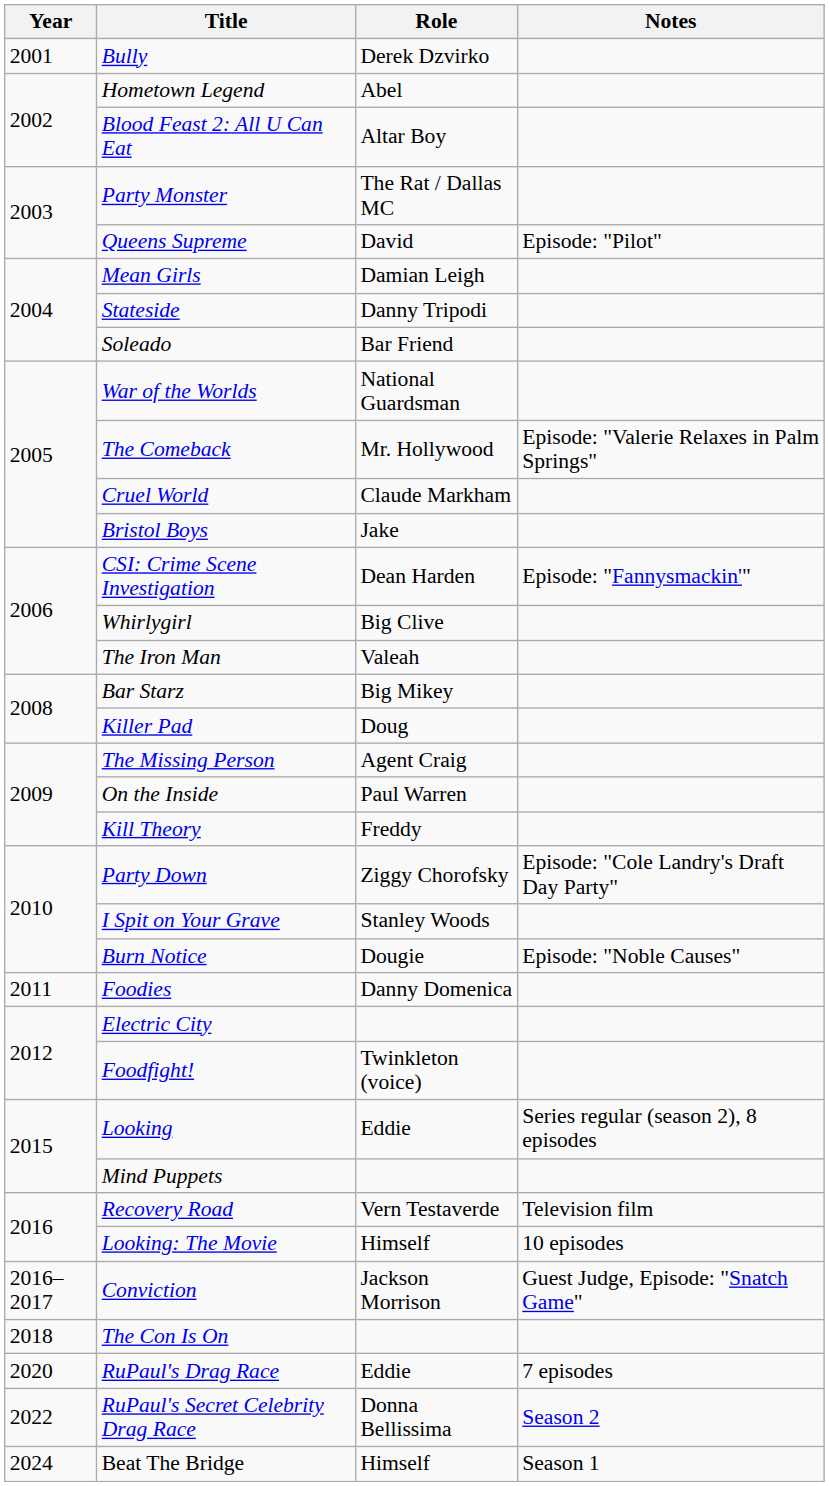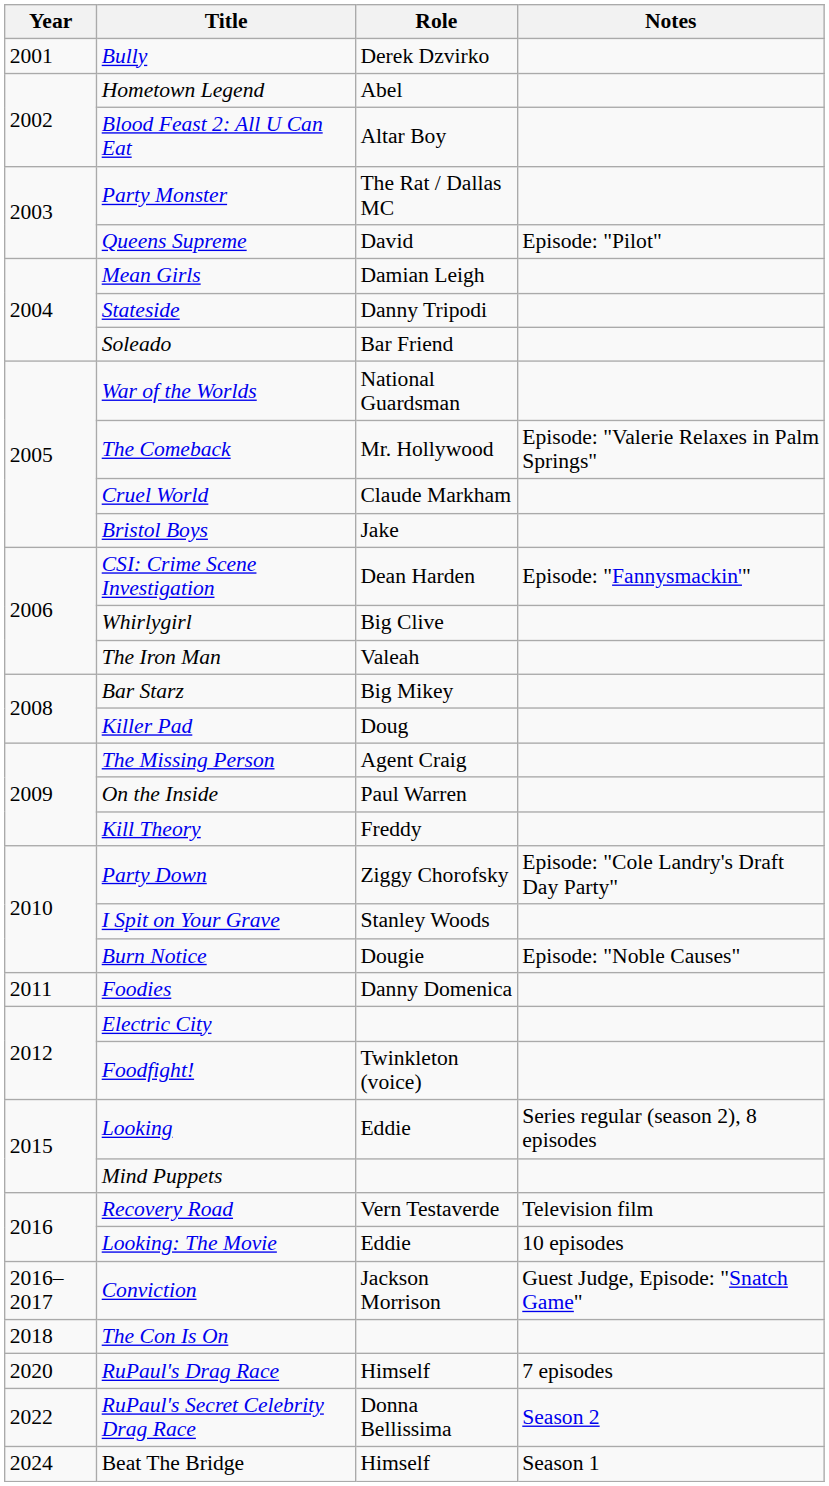(395, 1243) Himself -> (386, 1243) Eddie
(386, 1370) Eddie -> (395, 1370) Himself
